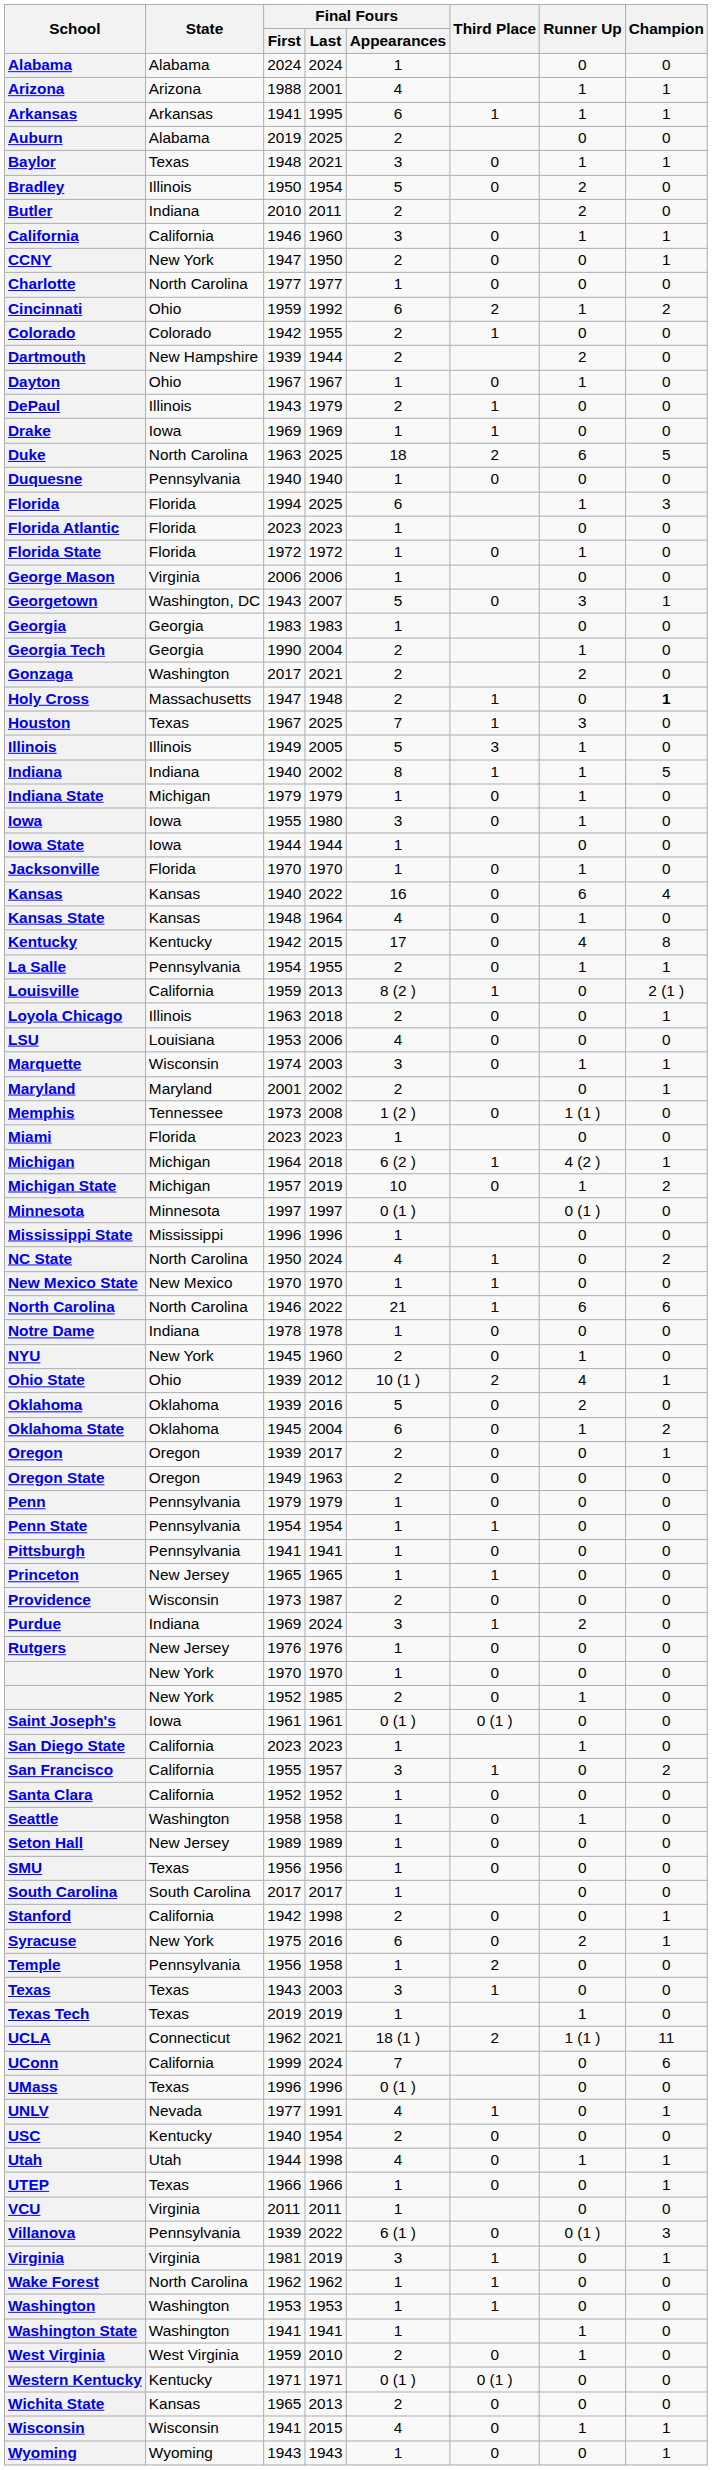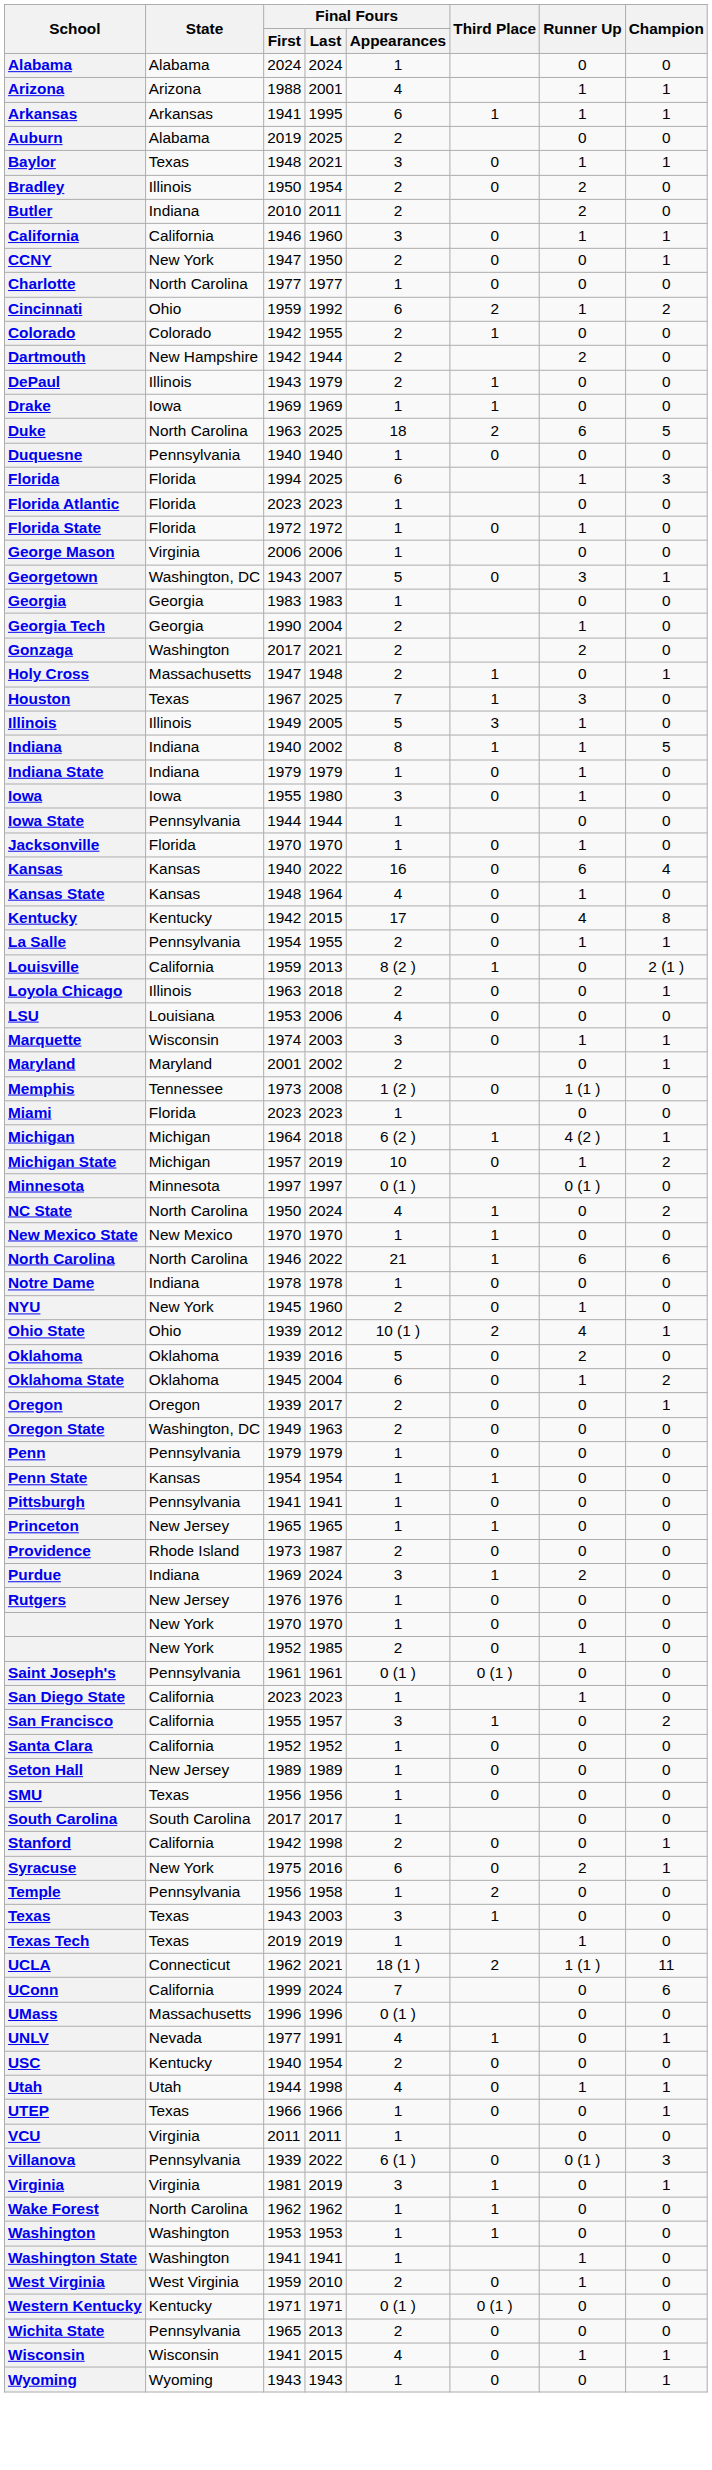(398, 187) 5 -> (398, 187) 2
(284, 357) 1939 -> (284, 357) 1942
- row: (34, 382)
(666, 698) bold -> (666, 674) normal
(180, 796) Michigan -> (174, 771) Indiana
(165, 844) Iowa -> (195, 820) Pennsylvania
- row: (70, 1234)
(174, 1478) Oregon -> (204, 1429) Washington, DC
(195, 1526) Pennsylvania -> (174, 1478) Kansas
(184, 1600) Wisconsin -> (194, 1551) Rhode Island
(165, 1721) Iowa -> (195, 1673) Pennsylvania
- row: (33, 1819)
(169, 2087) Texas -> (200, 2014) Massachusetts
(174, 2403) Kansas -> (195, 2330) Pennsylvania
